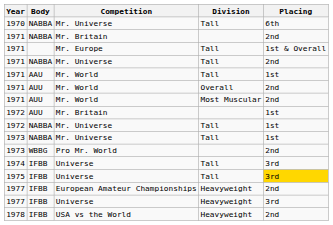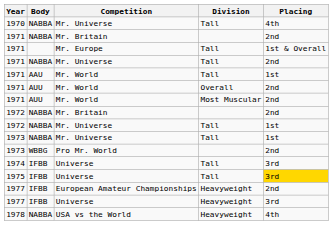(272, 23) 6th -> (272, 23) 4th
(36, 112) AUU -> (40, 112) NABBA
(272, 112) 1st -> (272, 112) 2nd
(38, 214) IFBB -> (40, 214) NABBA
(272, 214) 2nd -> (272, 214) 4th
